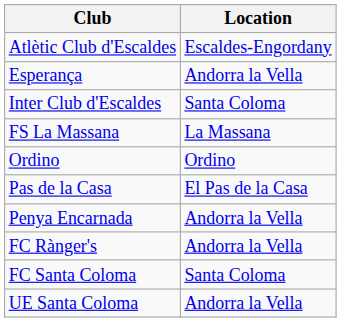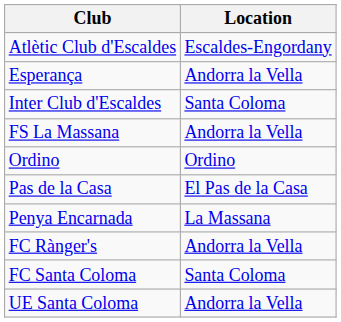(227, 132) La Massana -> (243, 132) Andorra la Vella
(243, 217) Andorra la Vella -> (227, 217) La Massana
